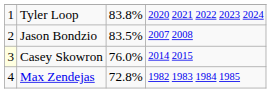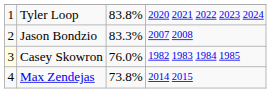(126, 35) 83.5% -> (126, 35) 83.3%
(171, 56) 2014 2015 -> (194, 56) 1982 1983 1984 1985
(126, 77) 72.8% -> (126, 77) 73.8%
(194, 77) 1982 1983 1984 1985 -> (171, 77) 2014 2015
